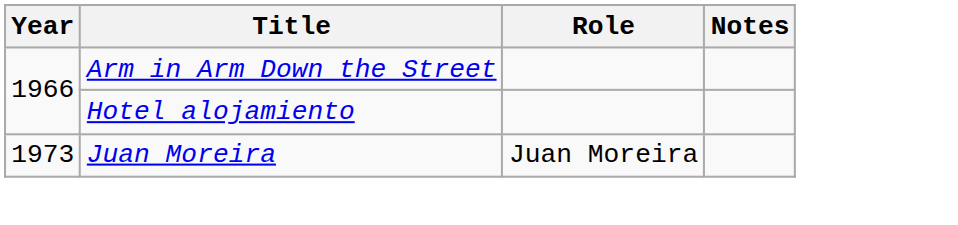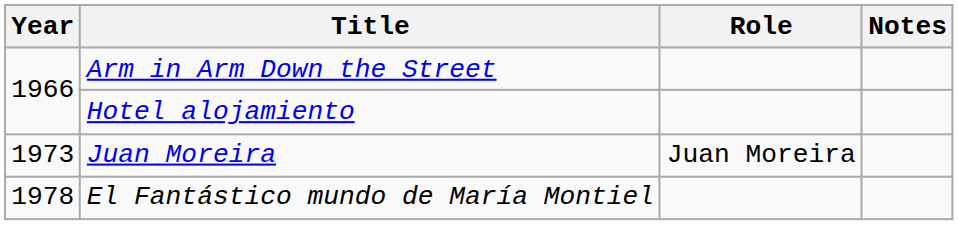+ row: (370, 198)
